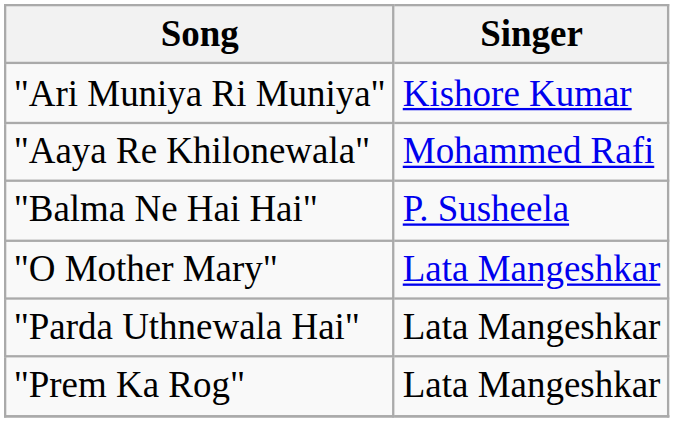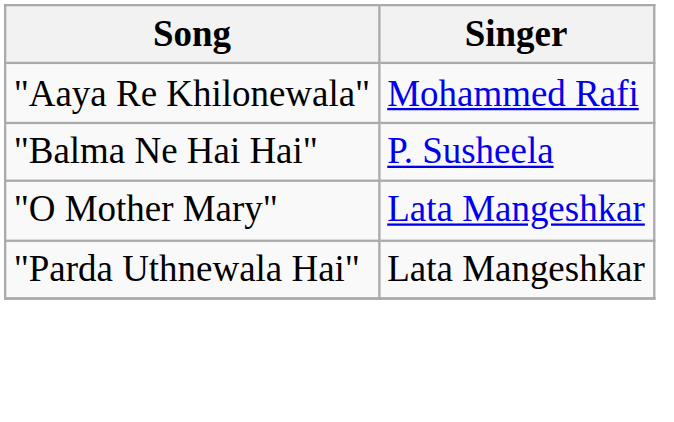- row: (200, 92)
- row: (129, 385)
